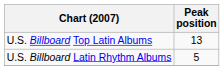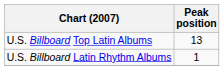(196, 57) 5 -> (196, 57) 1
